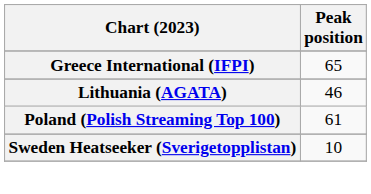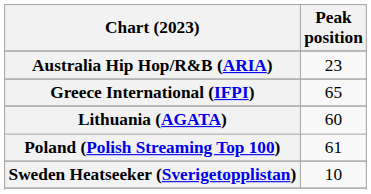+ row: (152, 65)
(333, 92) 46 -> (333, 119) 60
